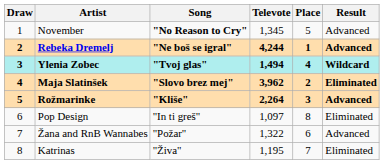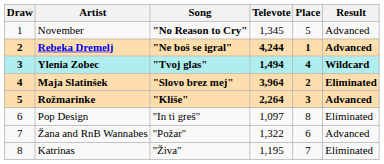(271, 82) 3,962 -> (271, 82) 3,964
